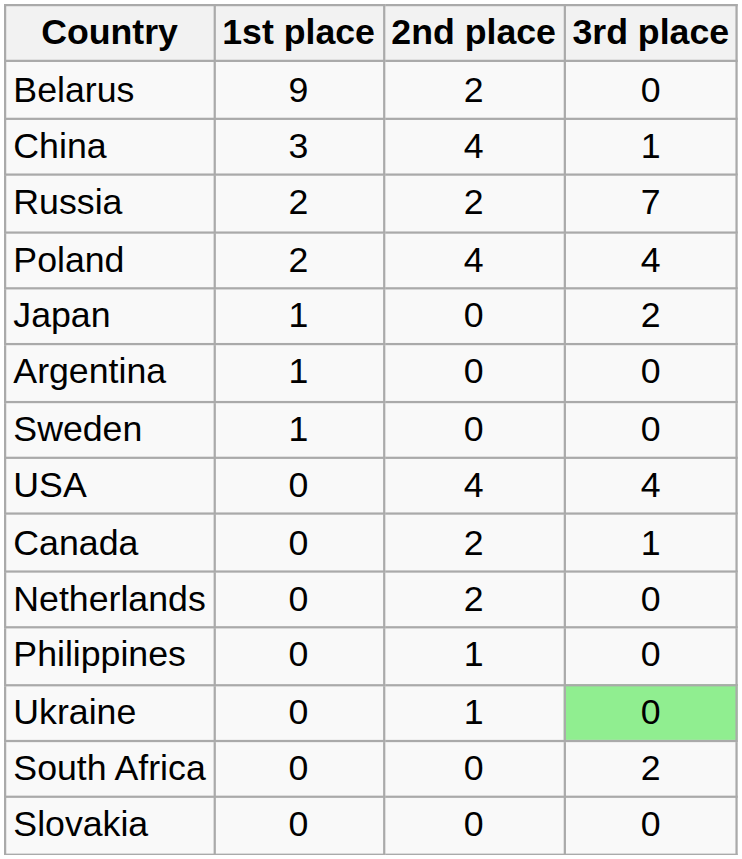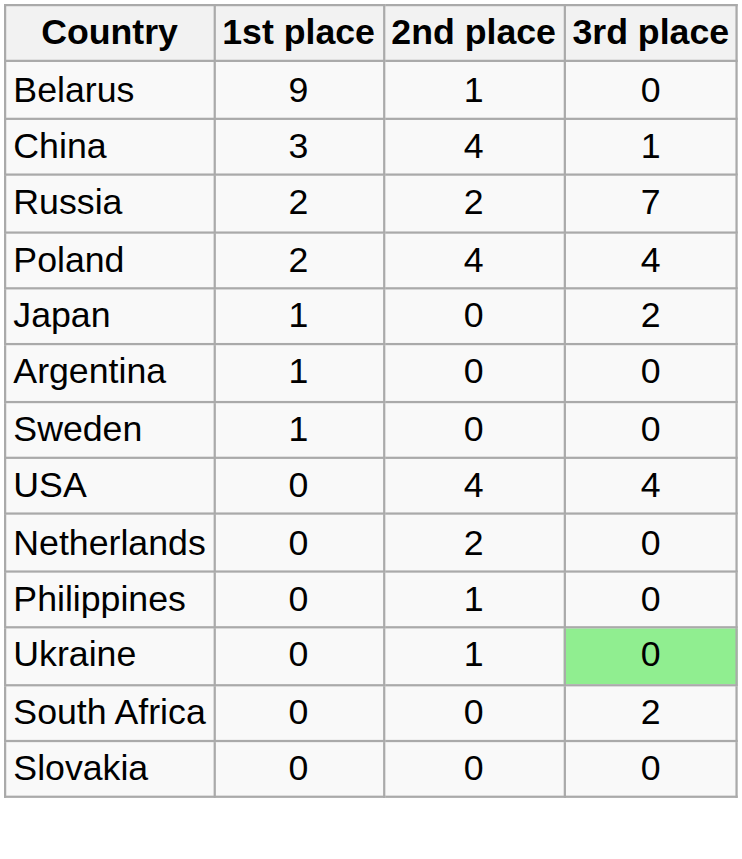(474, 89) 2 -> (474, 89) 1
- row: (76, 542)
